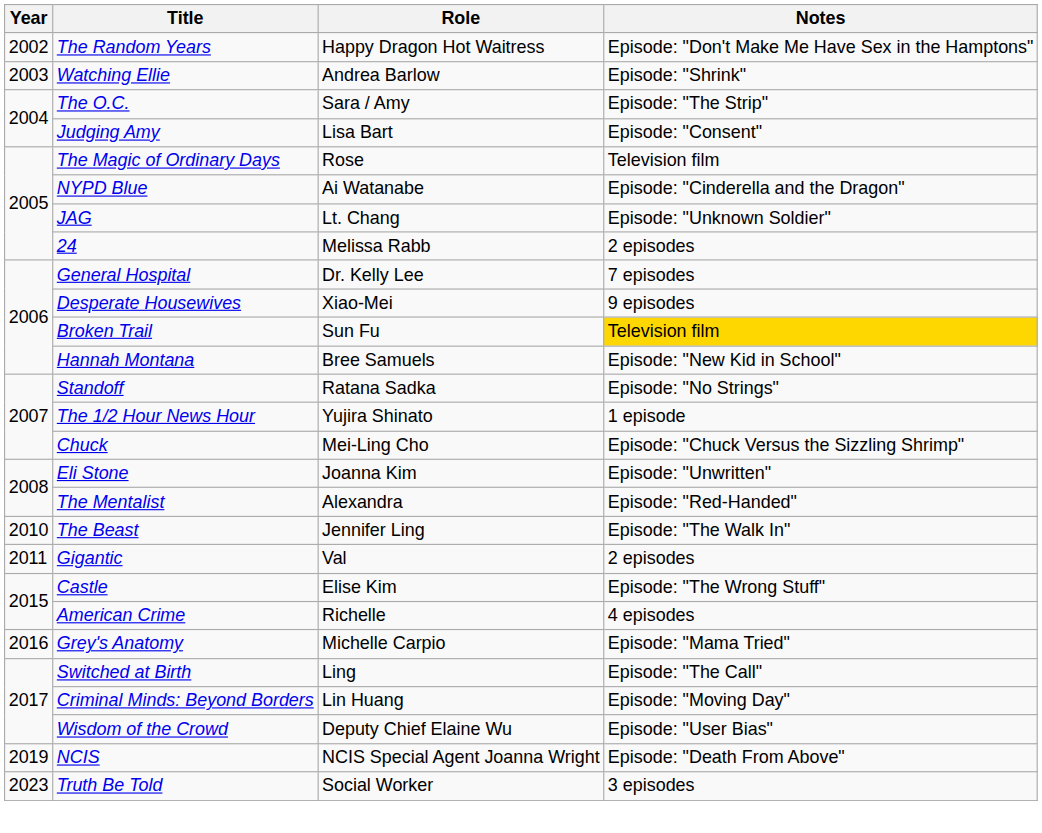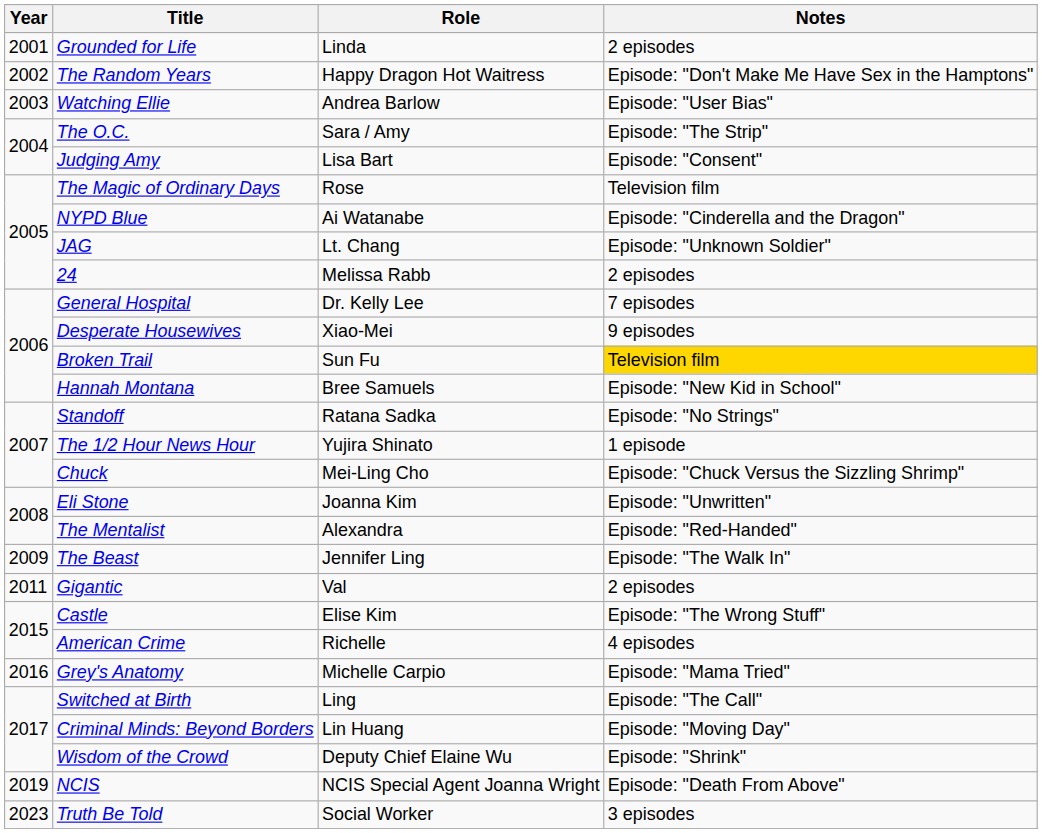+ row: (127, 47)
(677, 75) Episode: "Shrink" -> (690, 103) Episode: "User Bias"
(29, 530) 2010 -> (29, 558) 2009
(690, 729) Episode: "User Bias" -> (677, 757) Episode: "Shrink"
